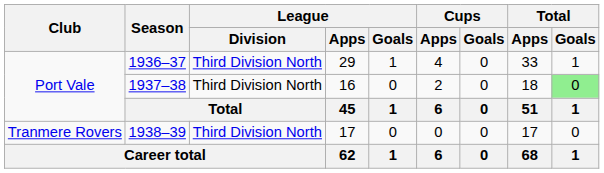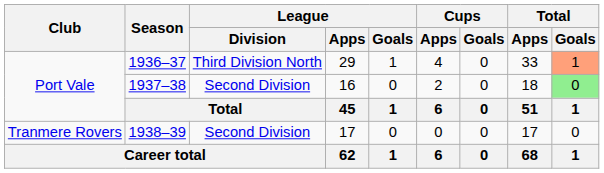(575, 62) no background -> (575, 62) lightsalmon background
(257, 86) Third Division North -> (257, 86) Second Division
(257, 132) Third Division North -> (257, 132) Second Division
